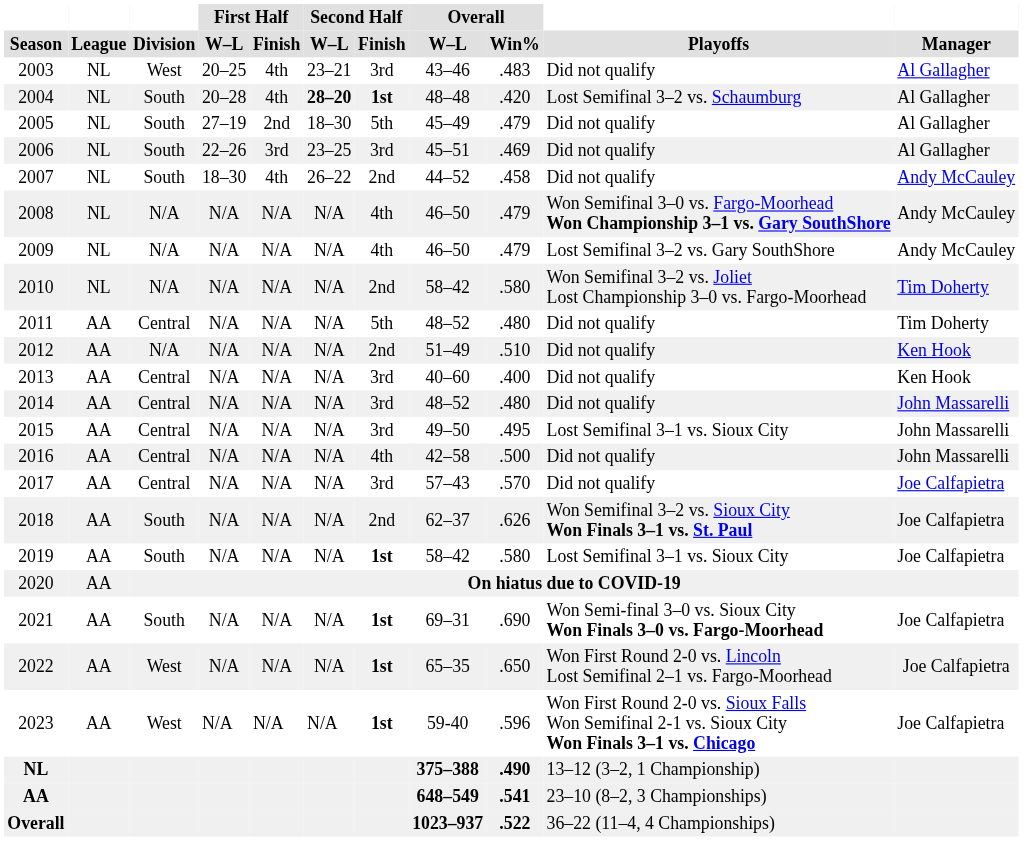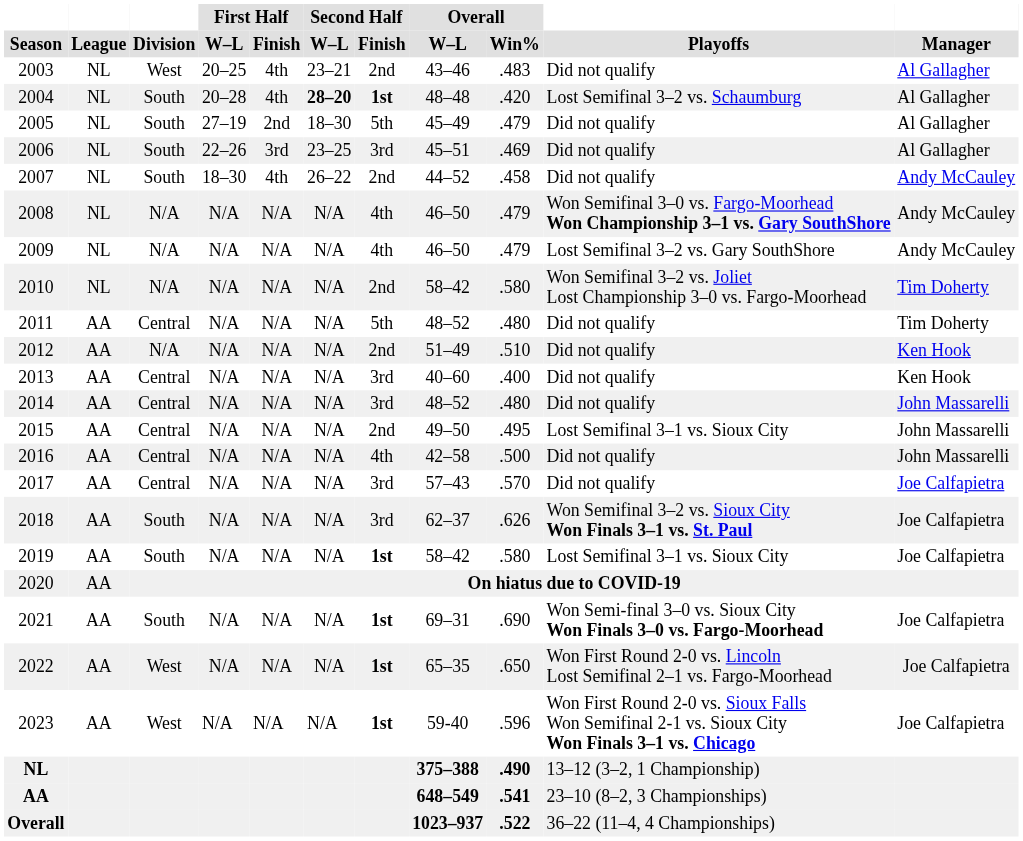(382, 70) 3rd -> (382, 70) 2nd
(382, 430) 3rd -> (382, 430) 2nd
(382, 520) 2nd -> (382, 520) 3rd
